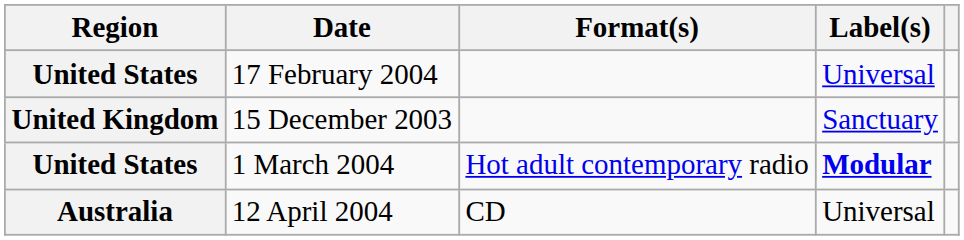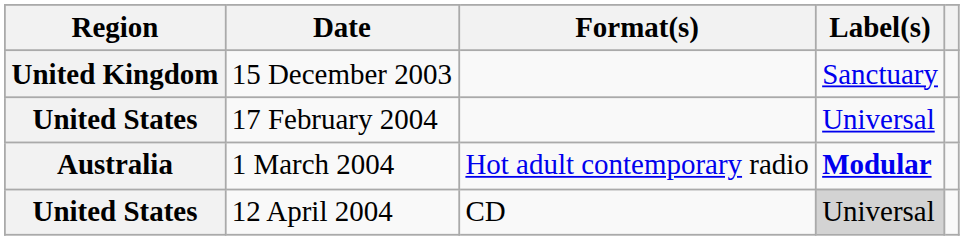rows swapped: (342, 119) <-> (335, 73)
(115, 165) United States -> (115, 165) Australia
(115, 211) Australia -> (115, 211) United States
(878, 211) no background -> (878, 211) lightgrey background
